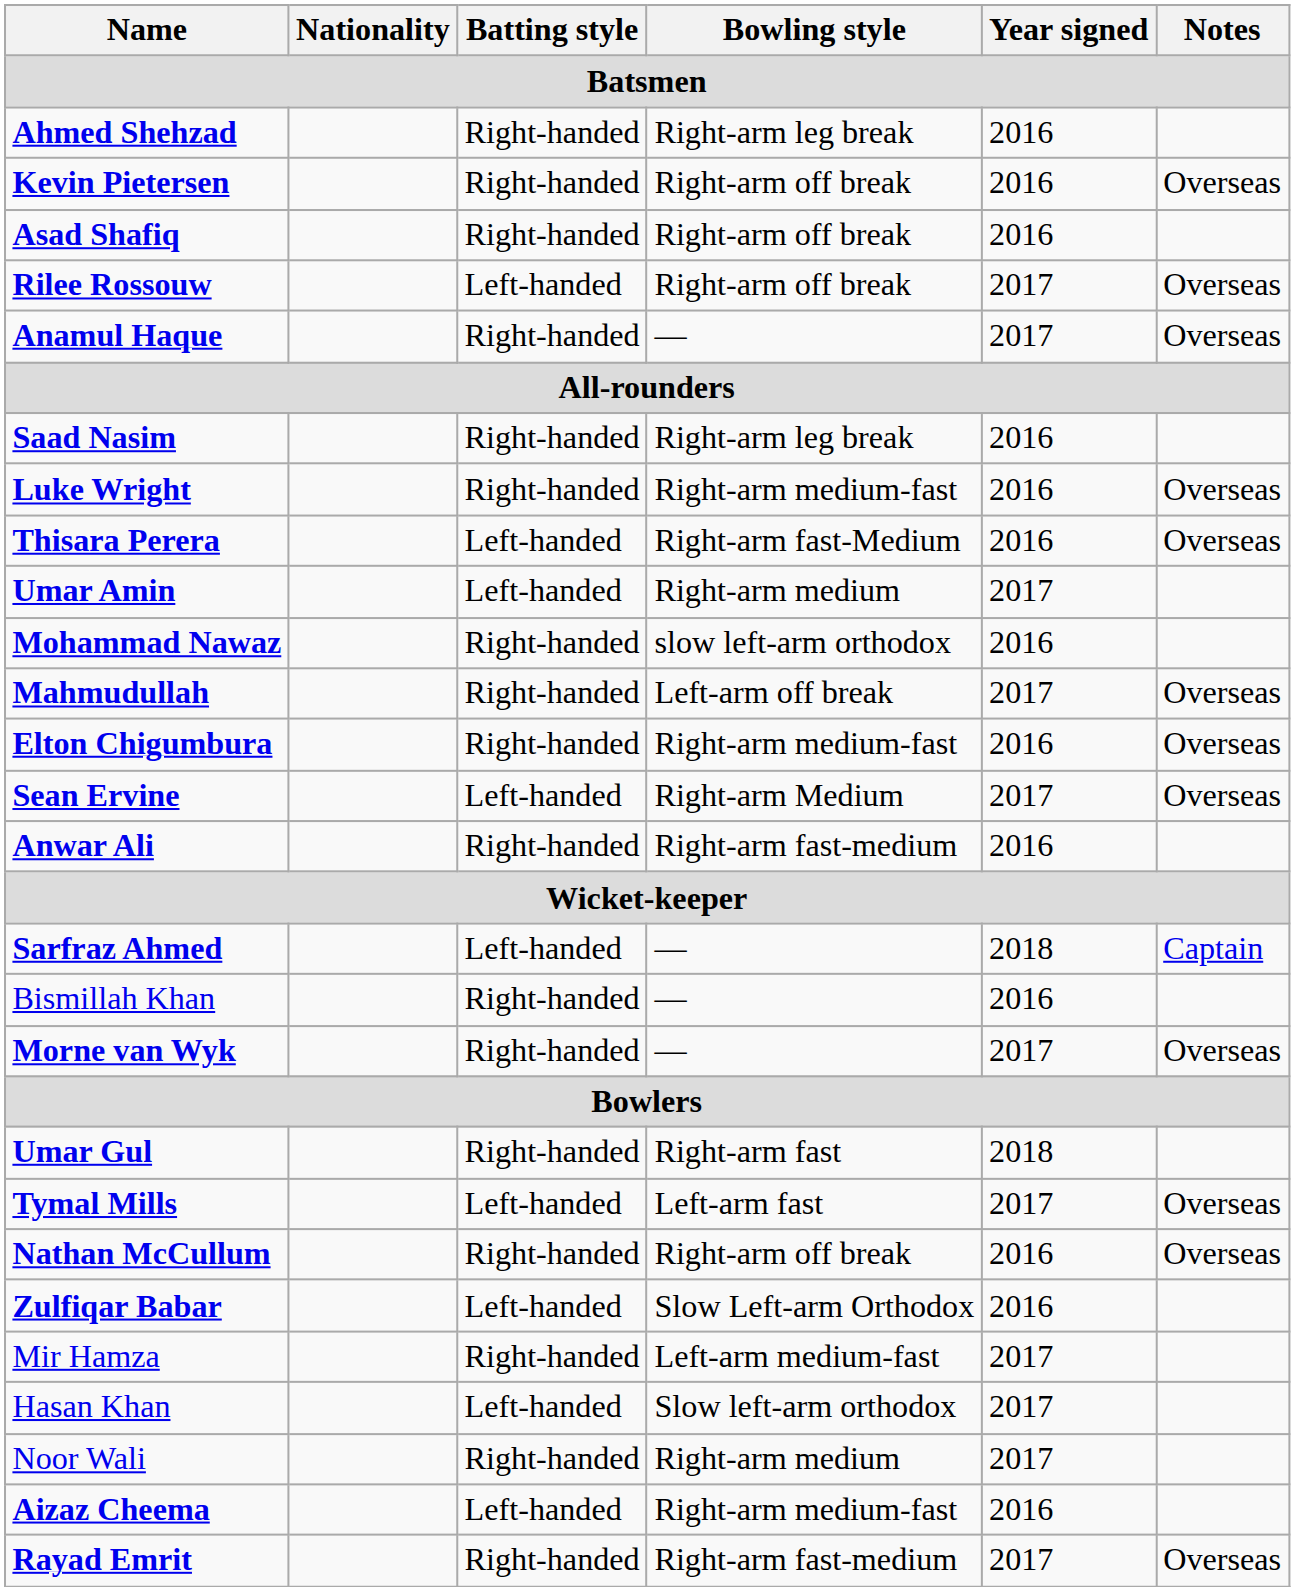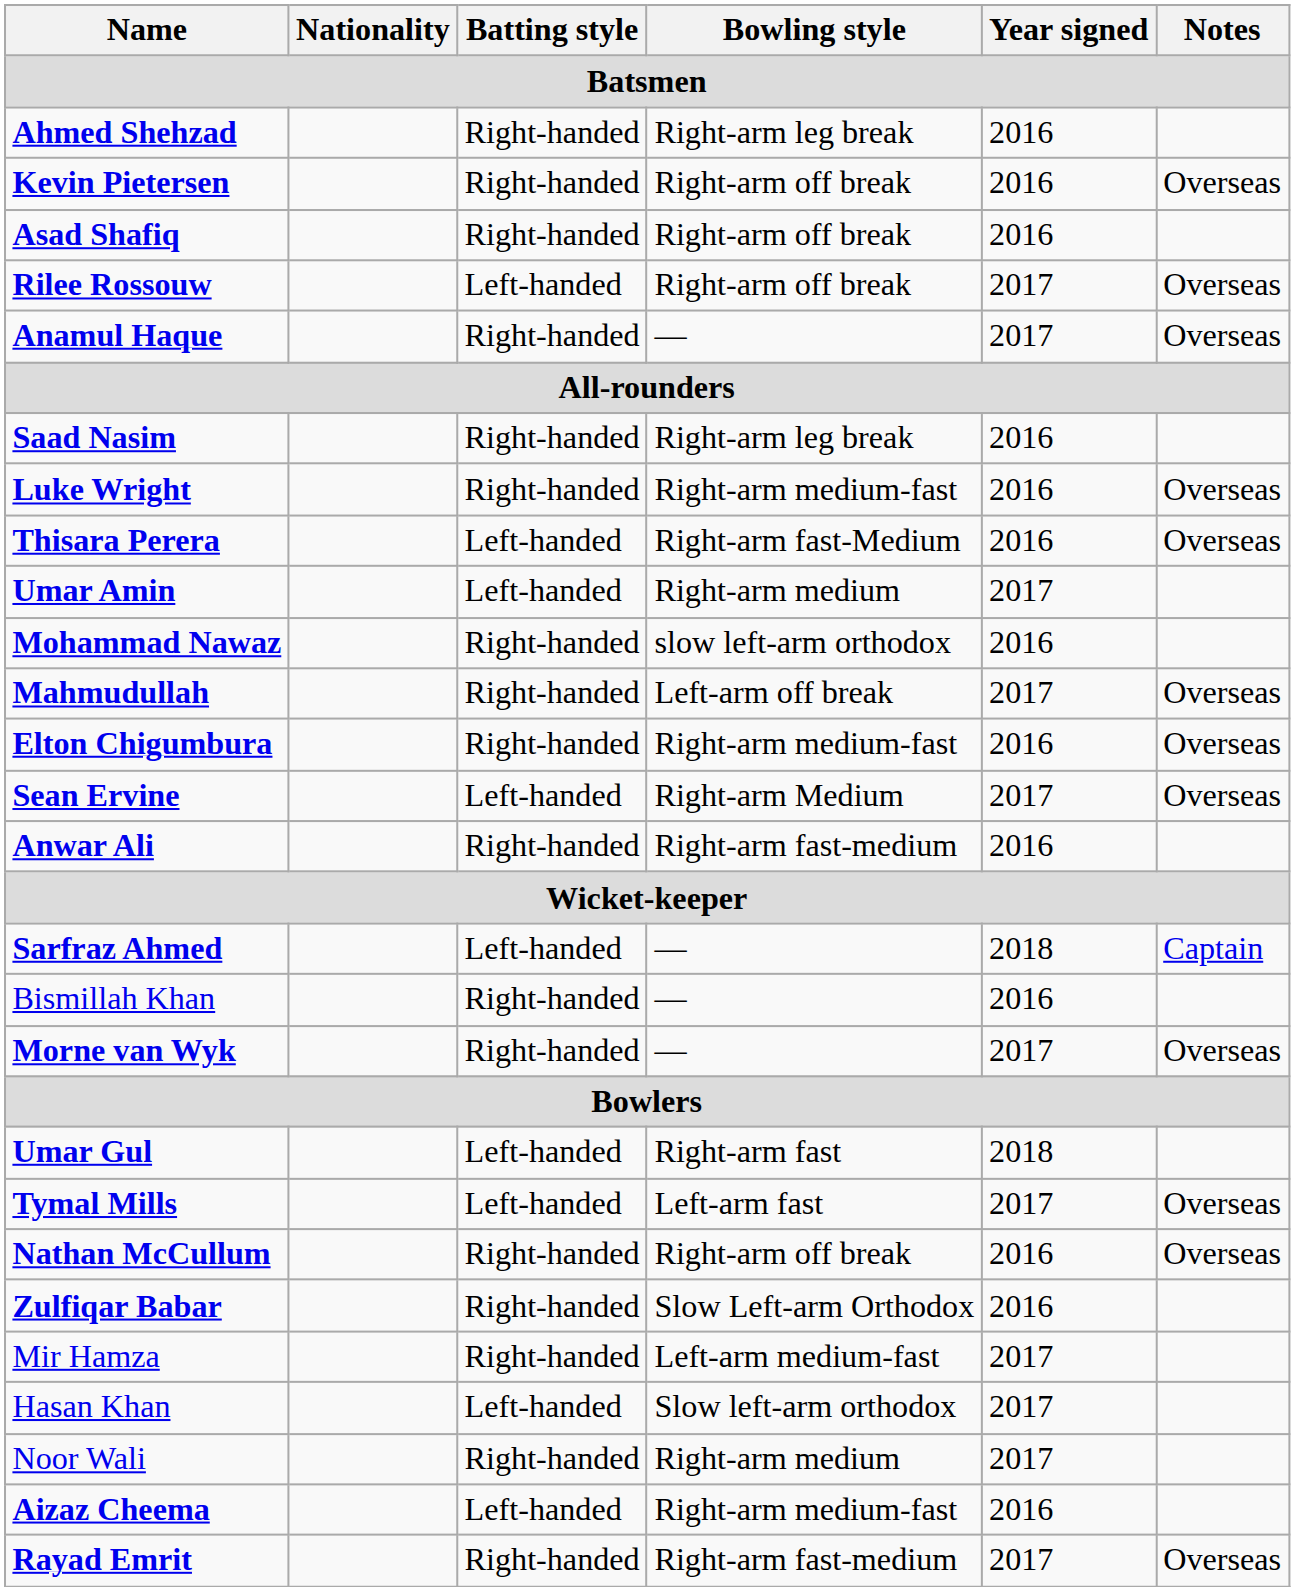(552, 1152) Right-handed -> (543, 1152) Left-handed
(543, 1305) Left-handed -> (552, 1305) Right-handed
